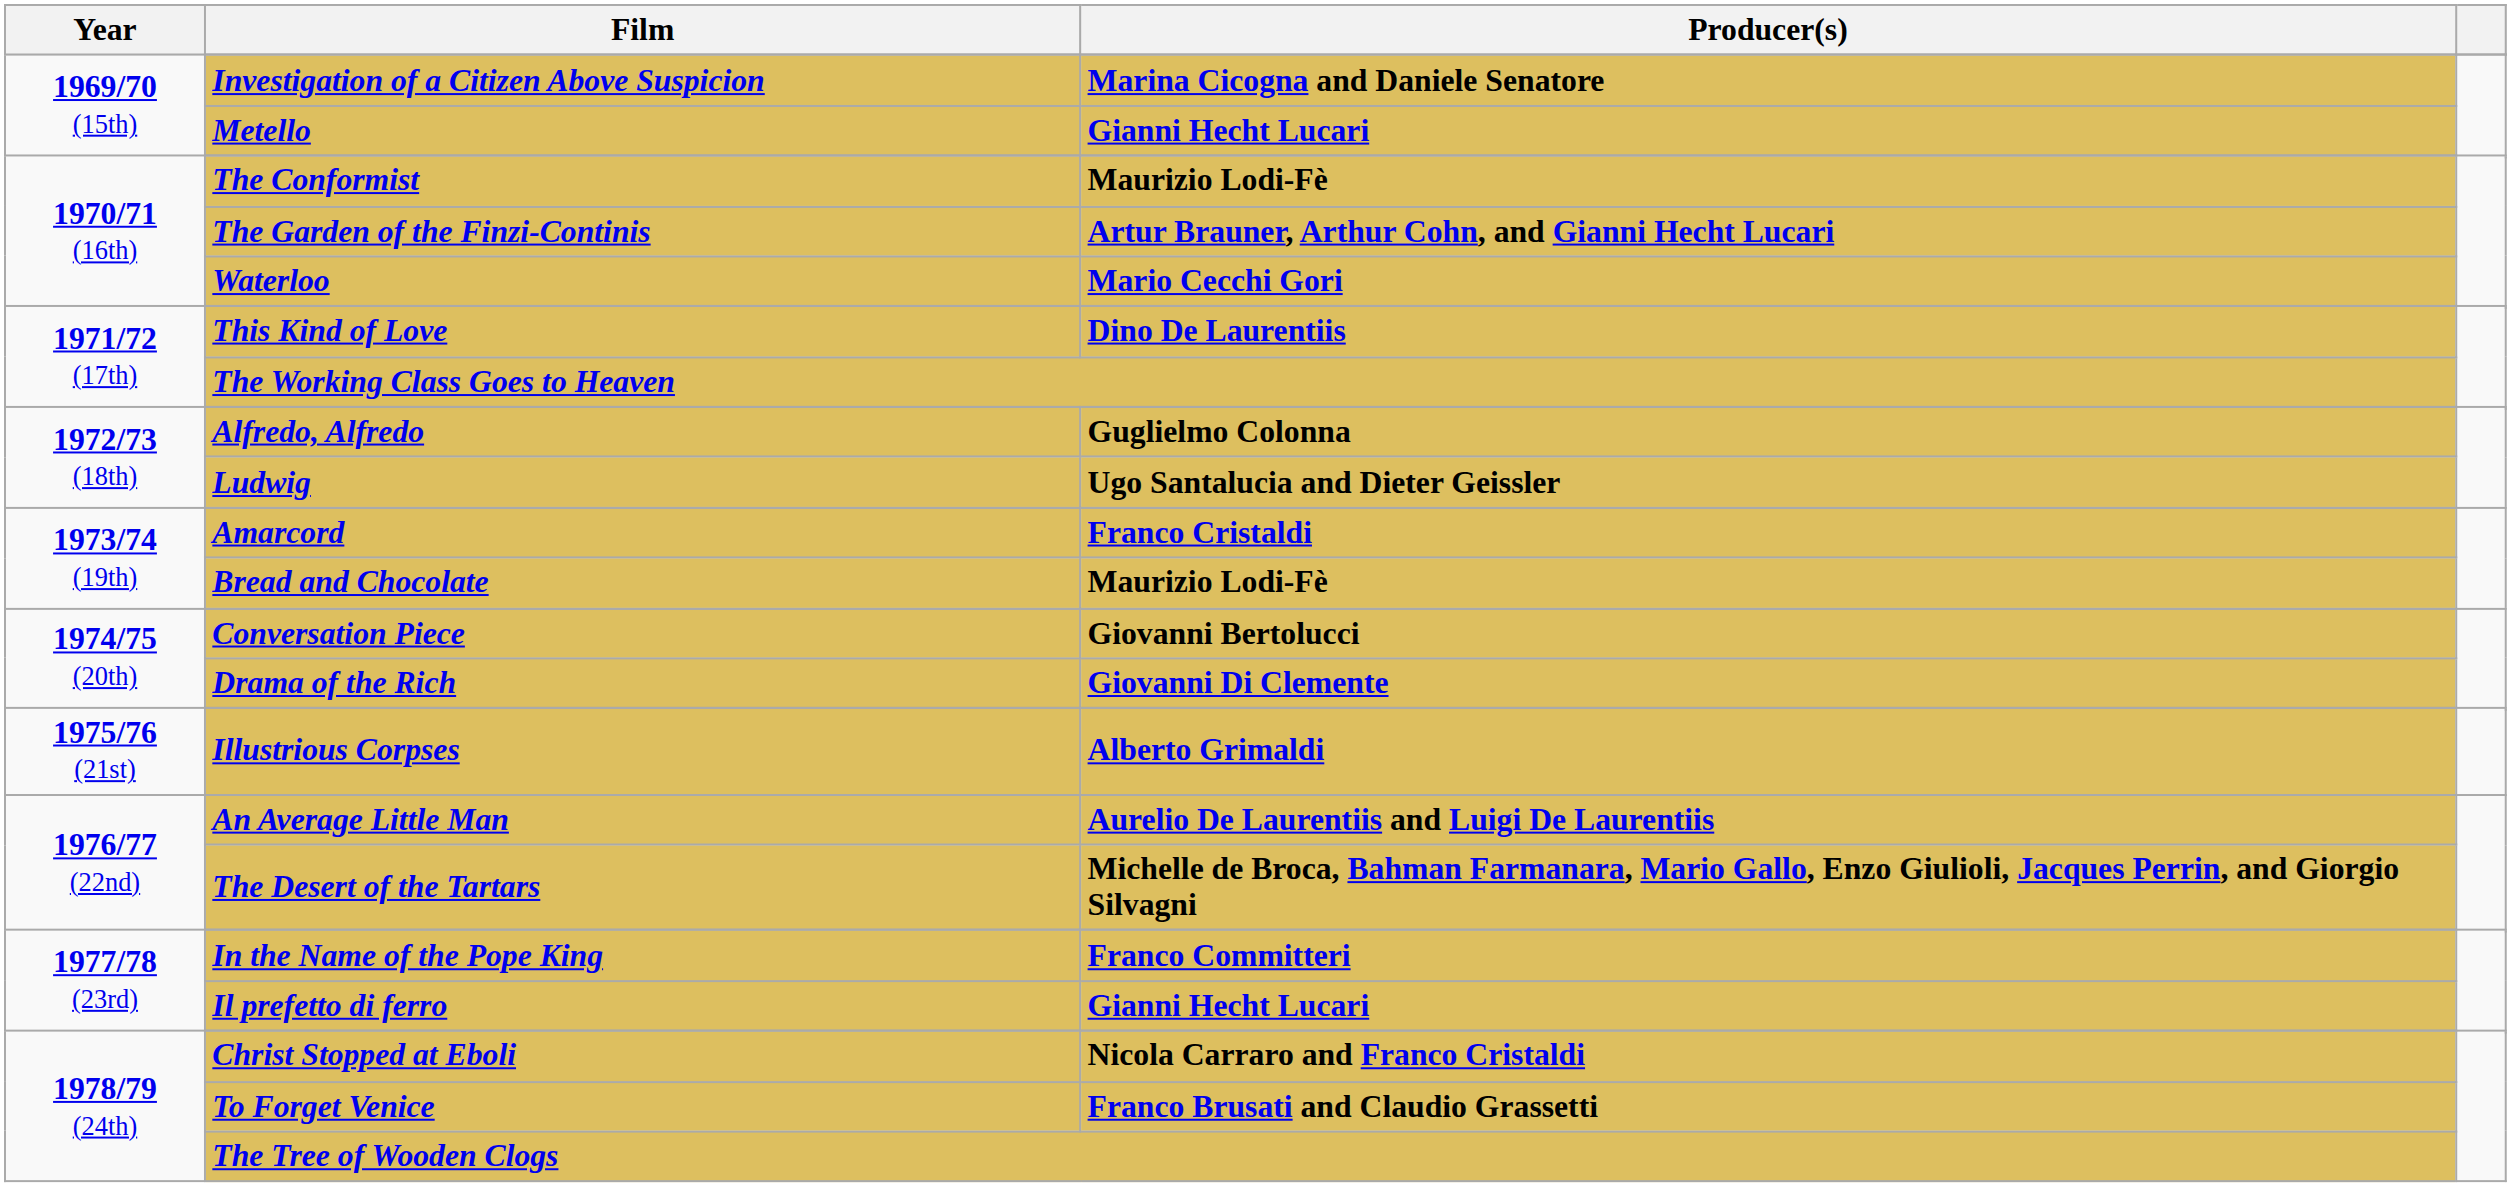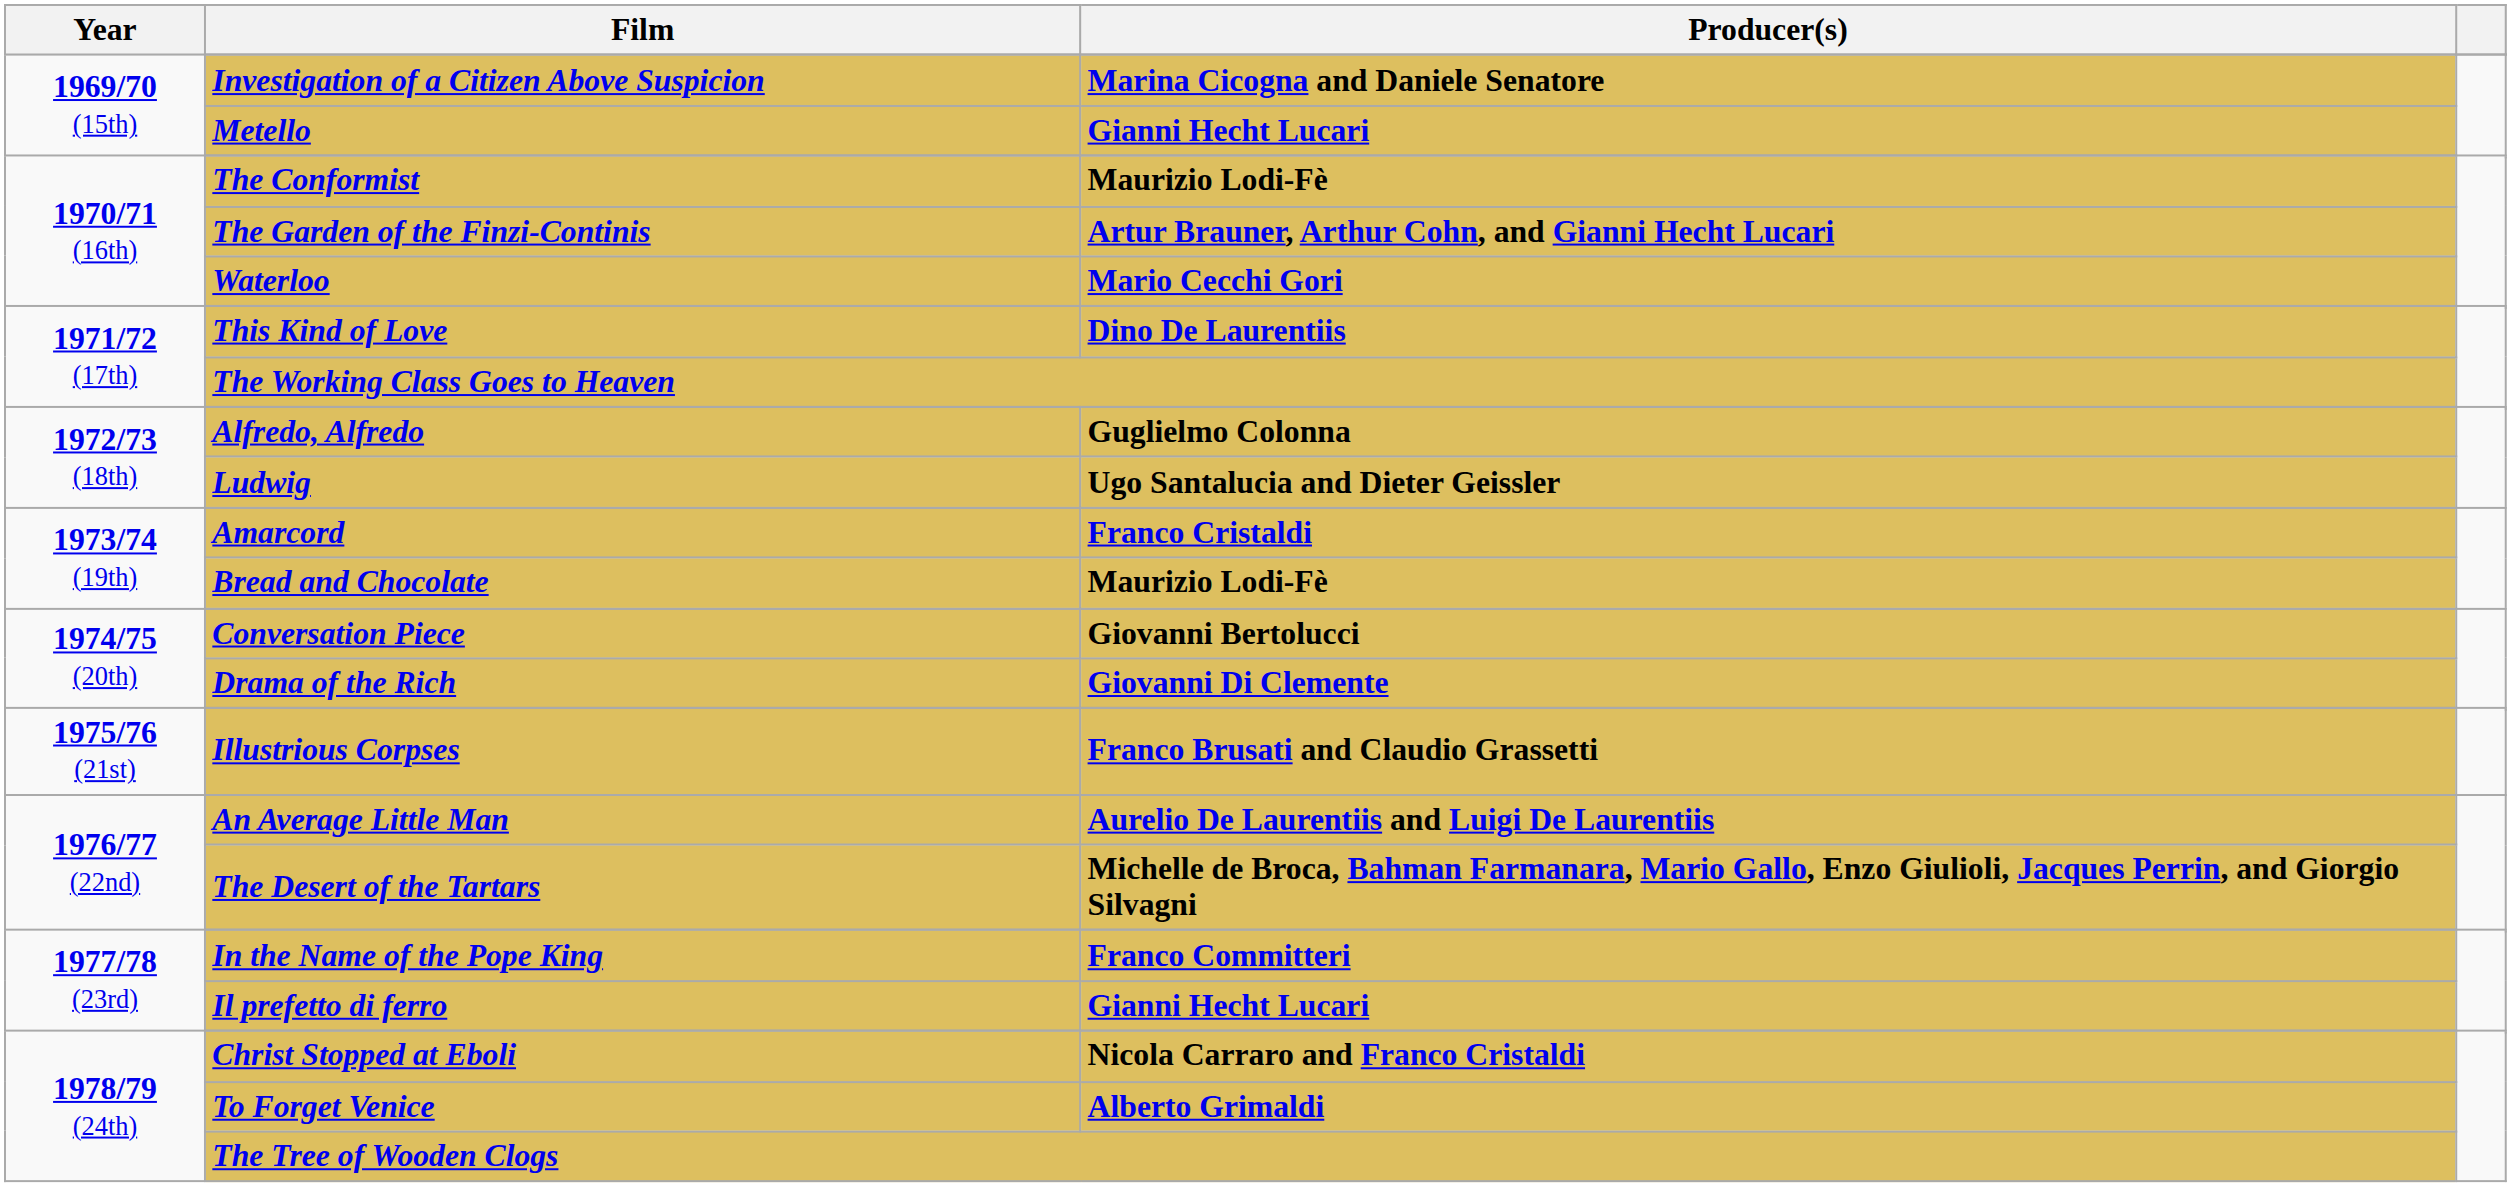(1206, 750) Alberto Grimaldi -> (1343, 750) Franco Brusati and Claudio Grassetti
(1343, 1105) Franco Brusati and Claudio Grassetti -> (1206, 1105) Alberto Grimaldi
